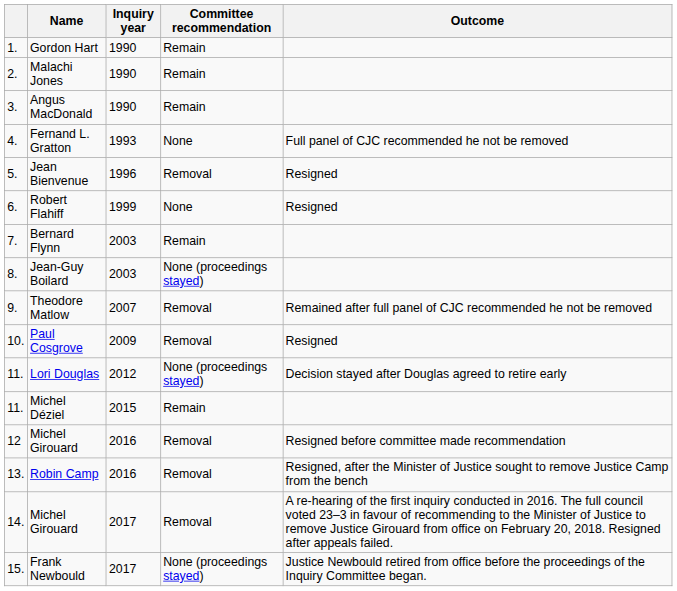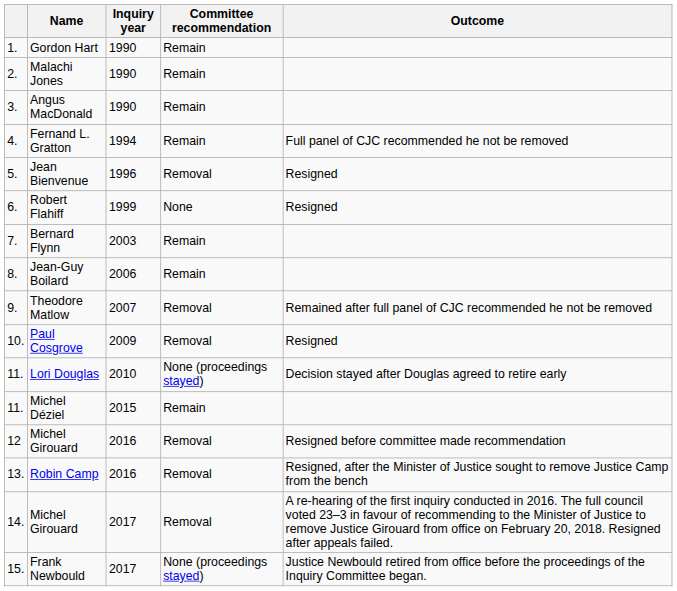(123, 140) 1993 -> (123, 140) 1994
(178, 140) None -> (184, 140) Remain
(123, 274) 2003 -> (123, 274) 2006
(215, 274) None (proceedings stayed) -> (184, 274) Remain
(123, 374) 2012 -> (123, 374) 2010
